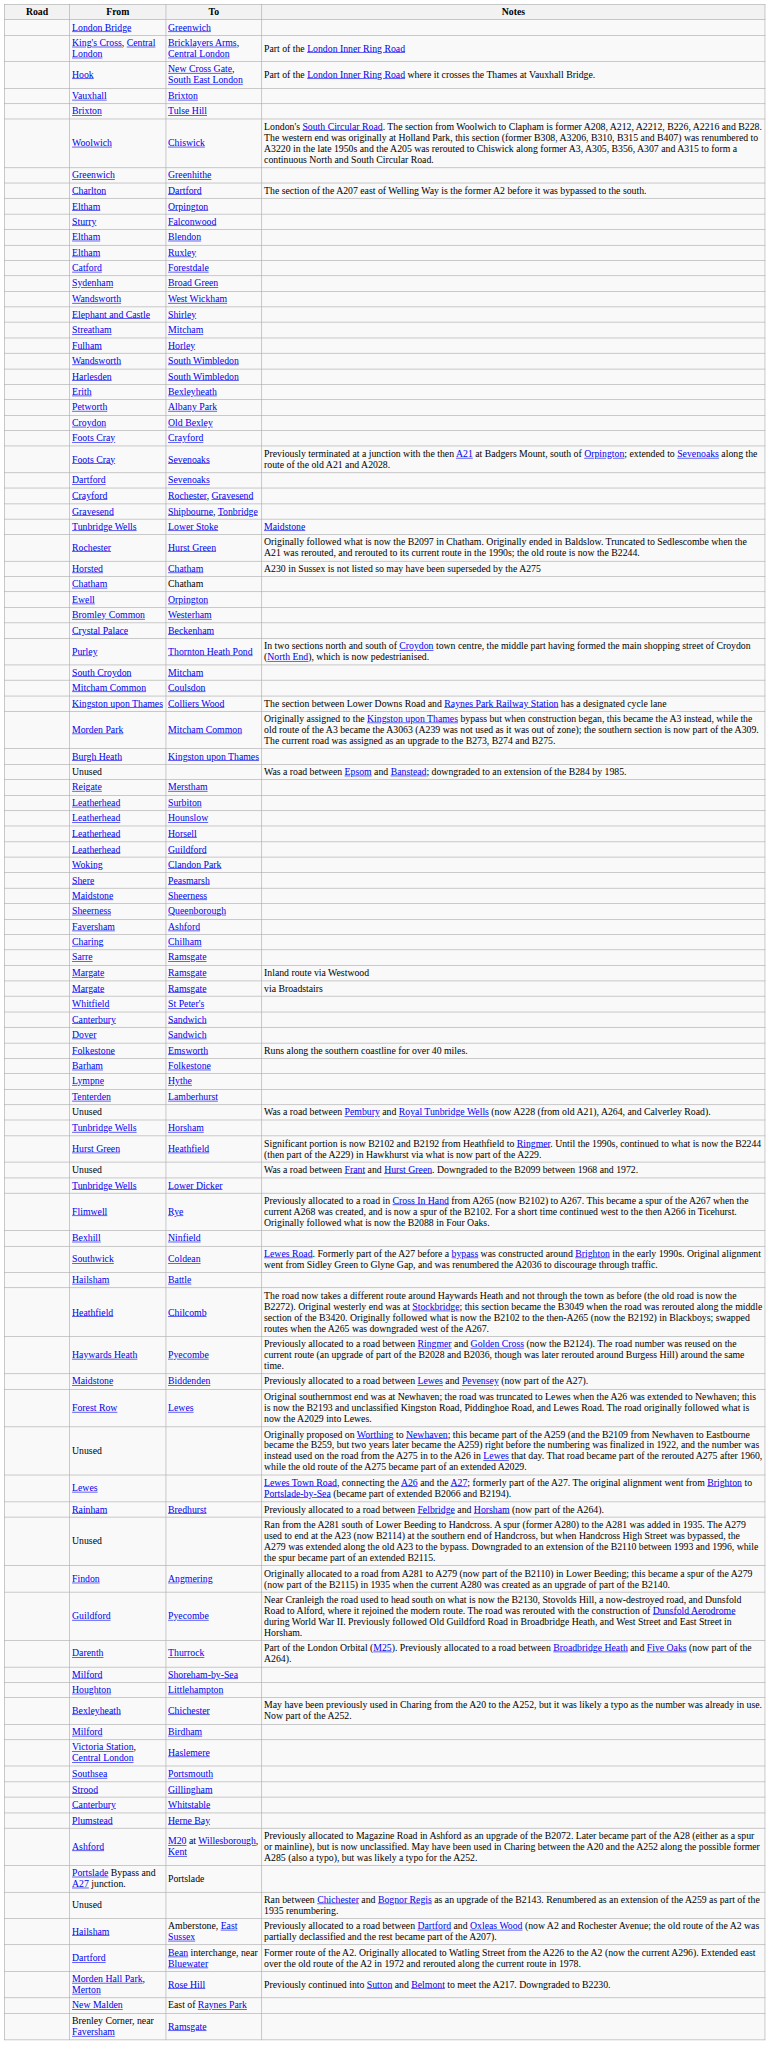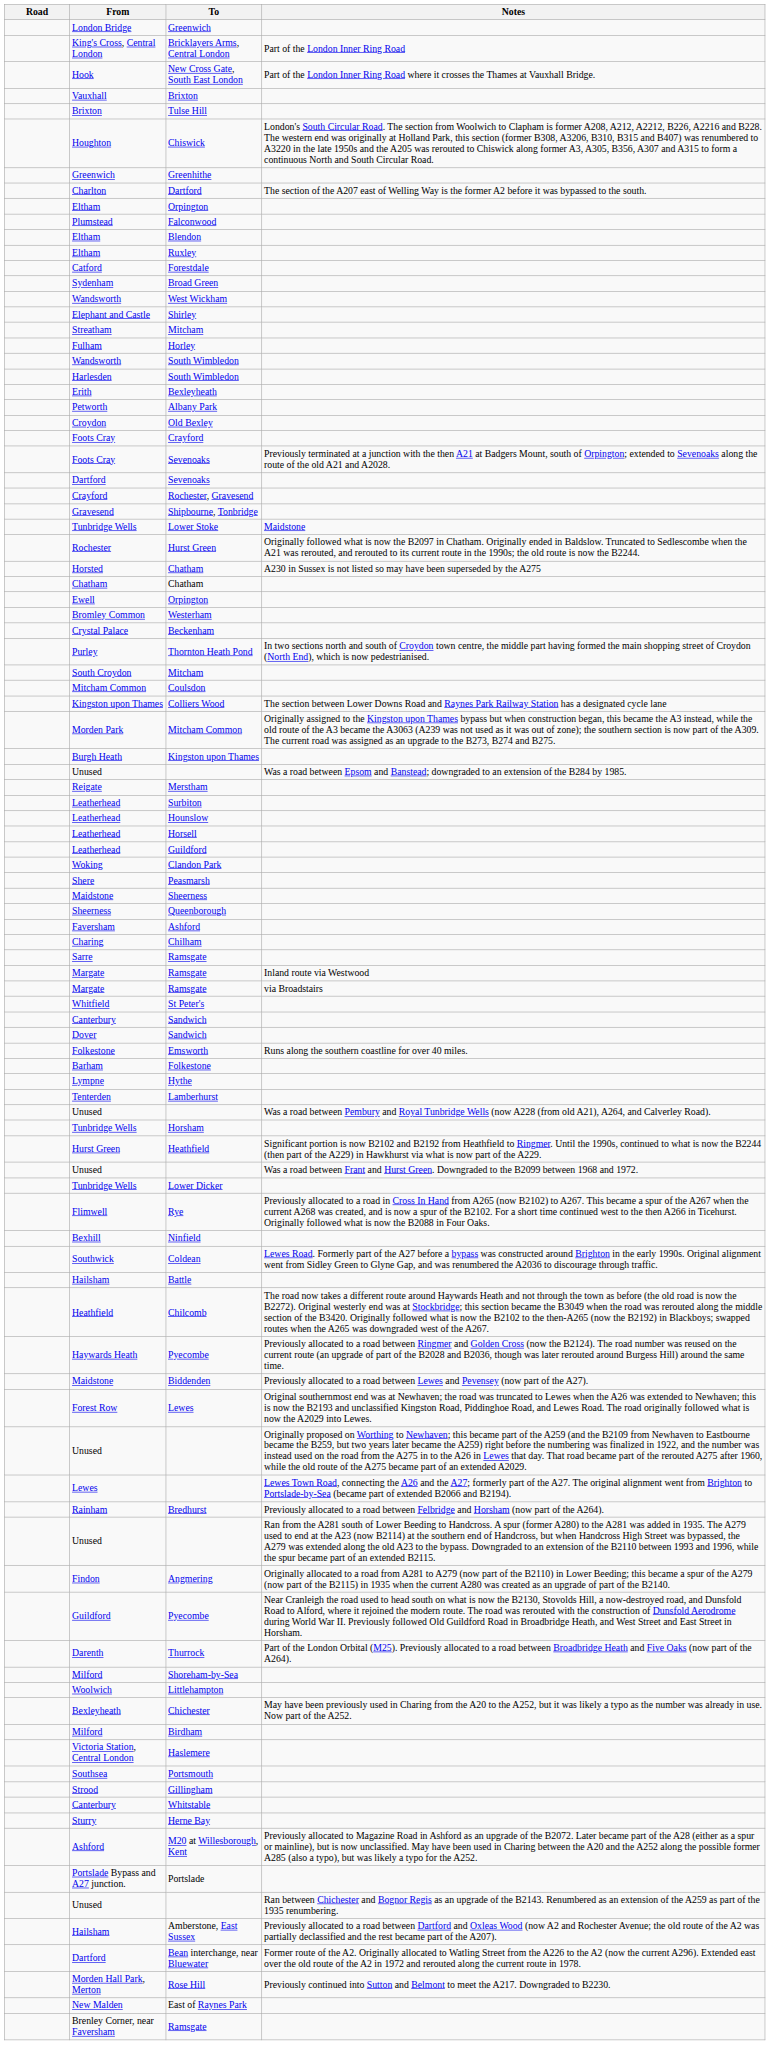(92, 143) Woolwich -> (92, 143) Houghton
(84, 221) Sturry -> (92, 221) Plumstead
(92, 1690) Houghton -> (92, 1690) Woolwich
(92, 1820) Plumstead -> (84, 1820) Sturry
